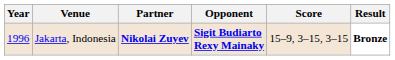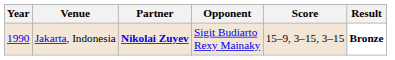(18, 39) 1996 -> (18, 39) 1990
(229, 39) bold -> (227, 39) normal
